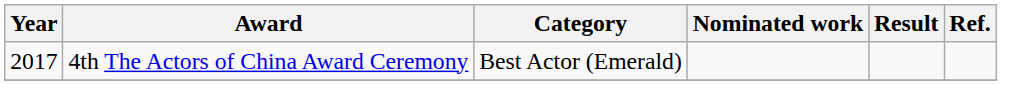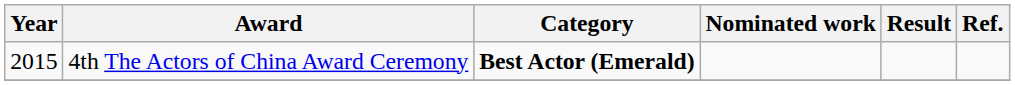(34, 60) 2017 -> (34, 60) 2015
(581, 60) normal -> (587, 60) bold
